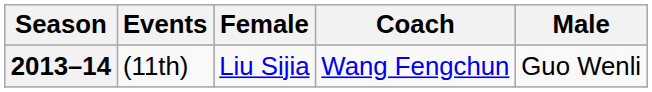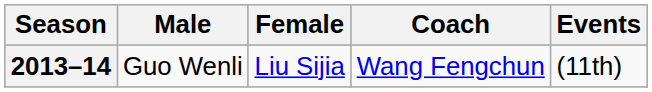columns swapped: (581, 24) <-> (165, 24)
